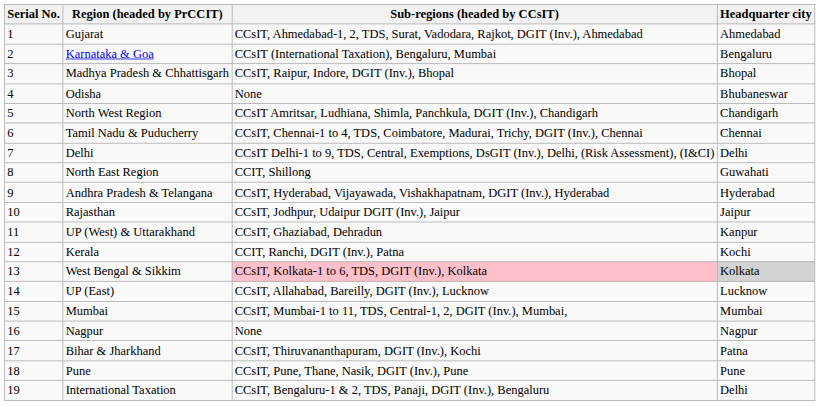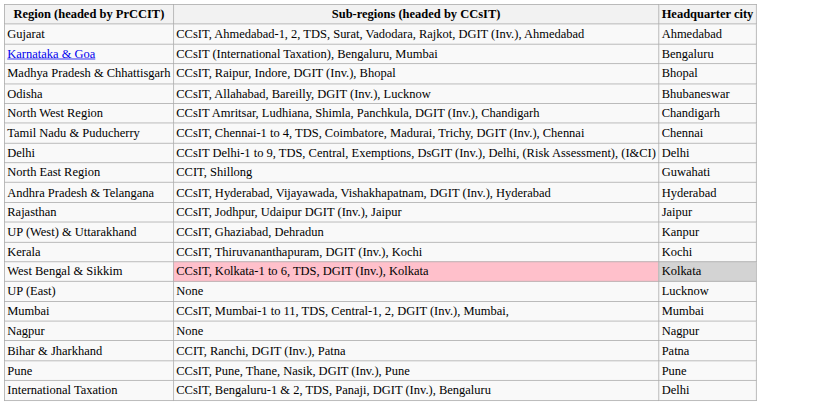- column: (34, 14)
(248, 93) None -> (303, 93) CCsIT, Allahabad, Bareilly, DGIT (Inv.), Lucknow
(319, 251) CCIT, Ranchi, DGIT (Inv.), Patna -> (299, 251) CCsIT, Thiruvananthapuram, DGIT (Inv.), Kochi
(362, 291) CCsIT, Allahabad, Bareilly, DGIT (Inv.), Lucknow -> (190, 291) None
(358, 350) CCsIT, Thiruvananthapuram, DGIT (Inv.), Kochi -> (261, 350) CCIT, Ranchi, DGIT (Inv.), Patna
